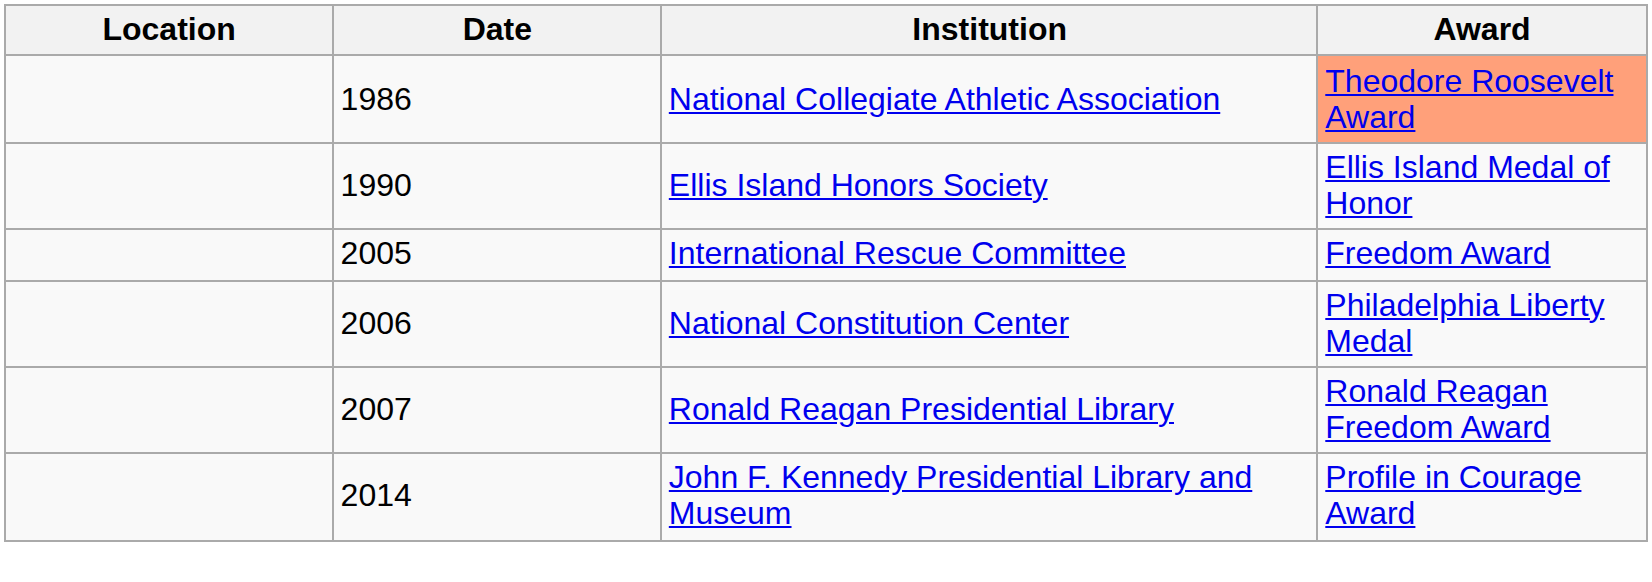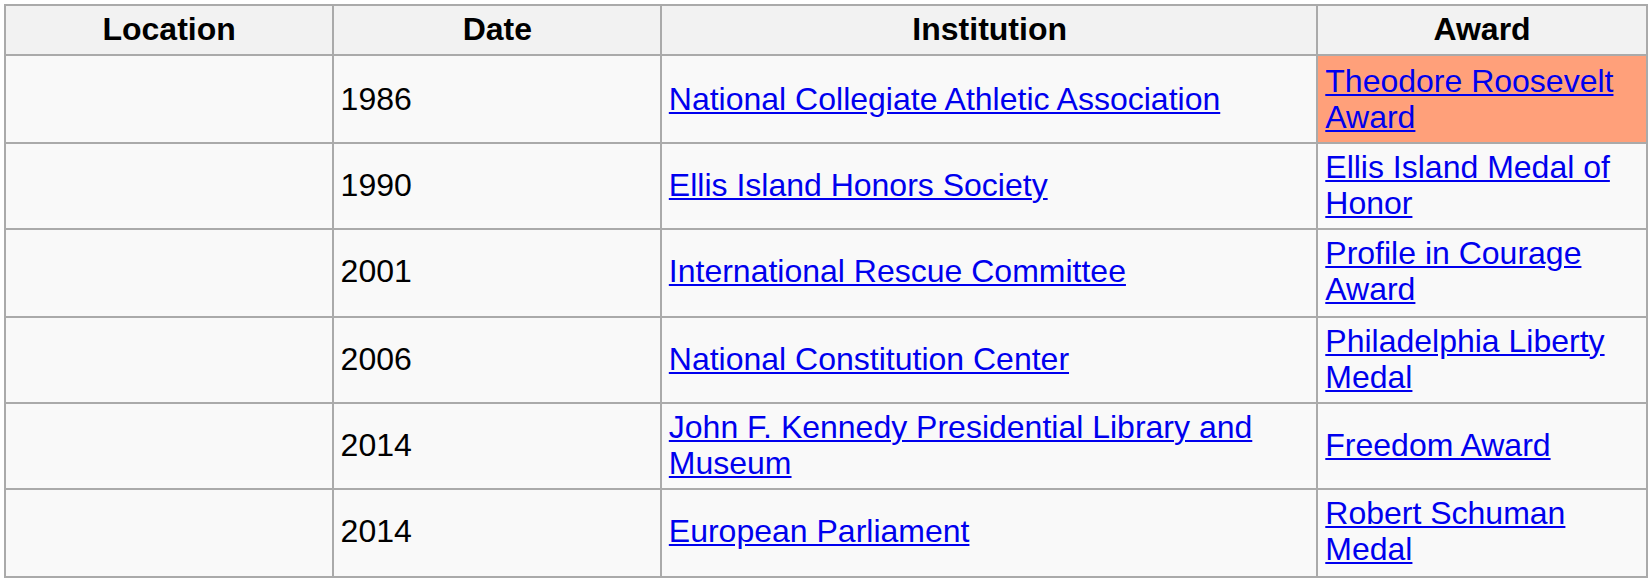(376, 254) 2005 -> (376, 272) 2001
(1438, 254) Freedom Award -> (1453, 272) Profile in Courage Award
- row: (921, 409)
(1453, 496) Profile in Courage Award -> (1438, 445) Freedom Award
+ row: (819, 532)
